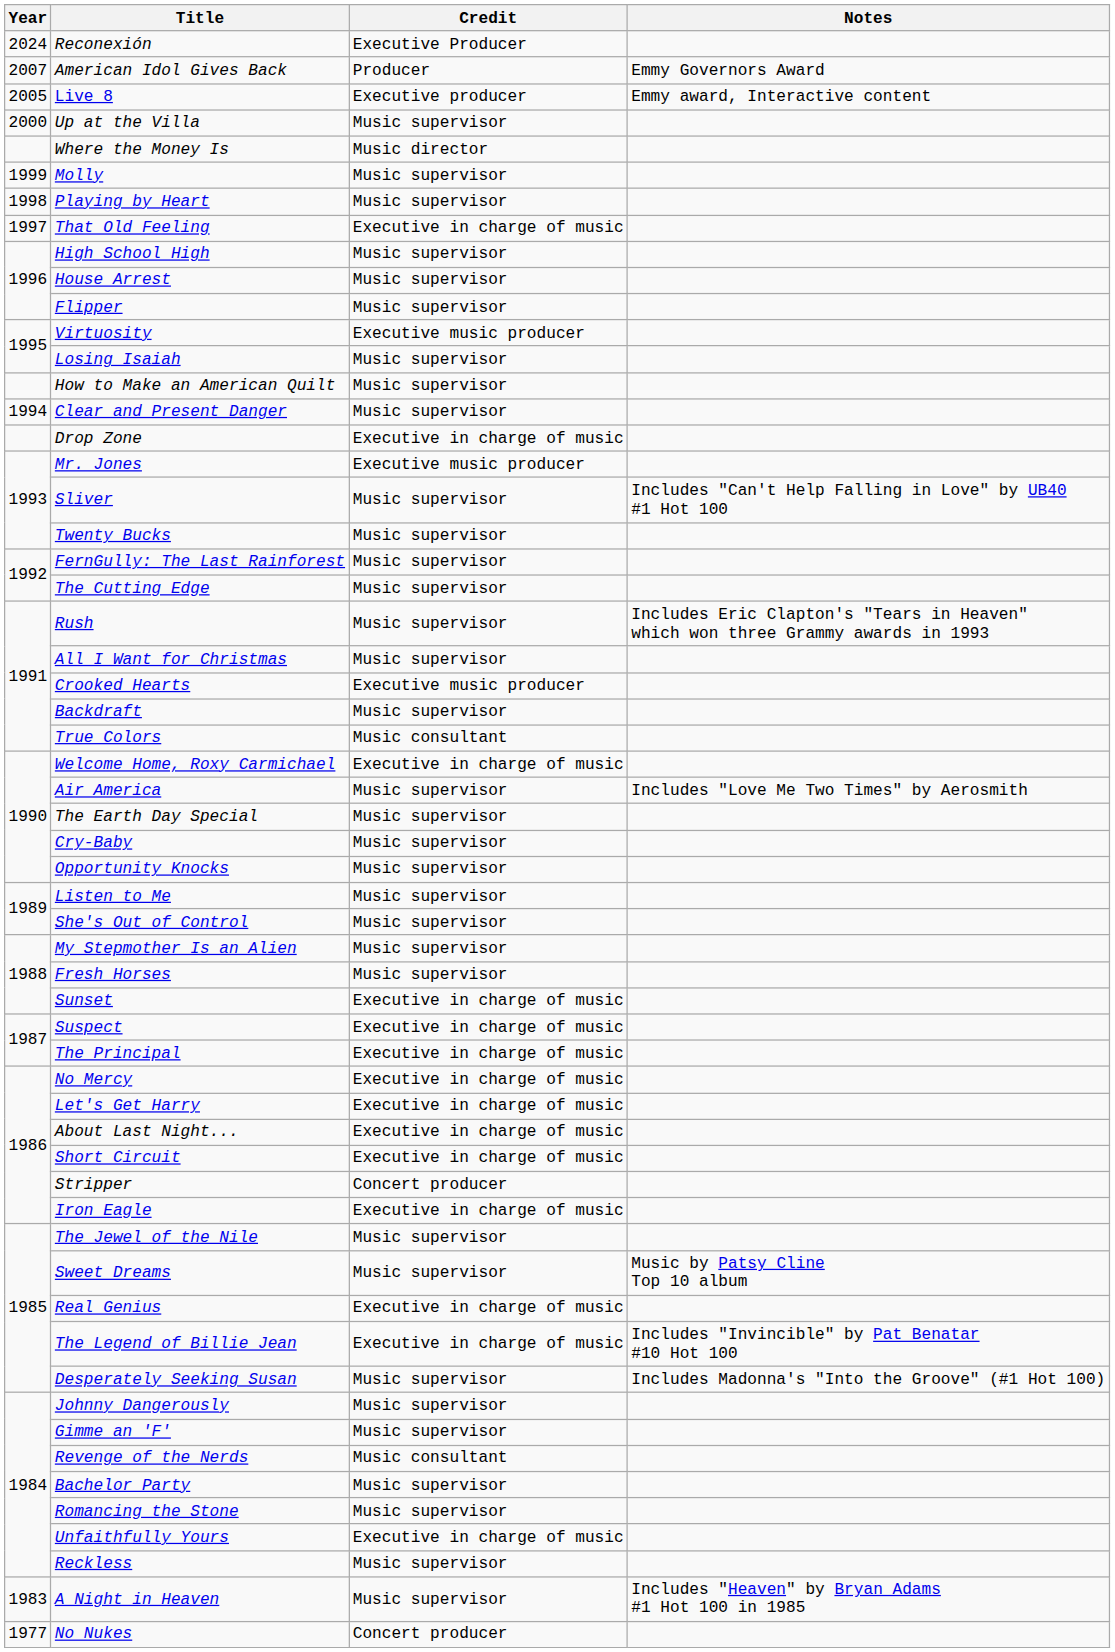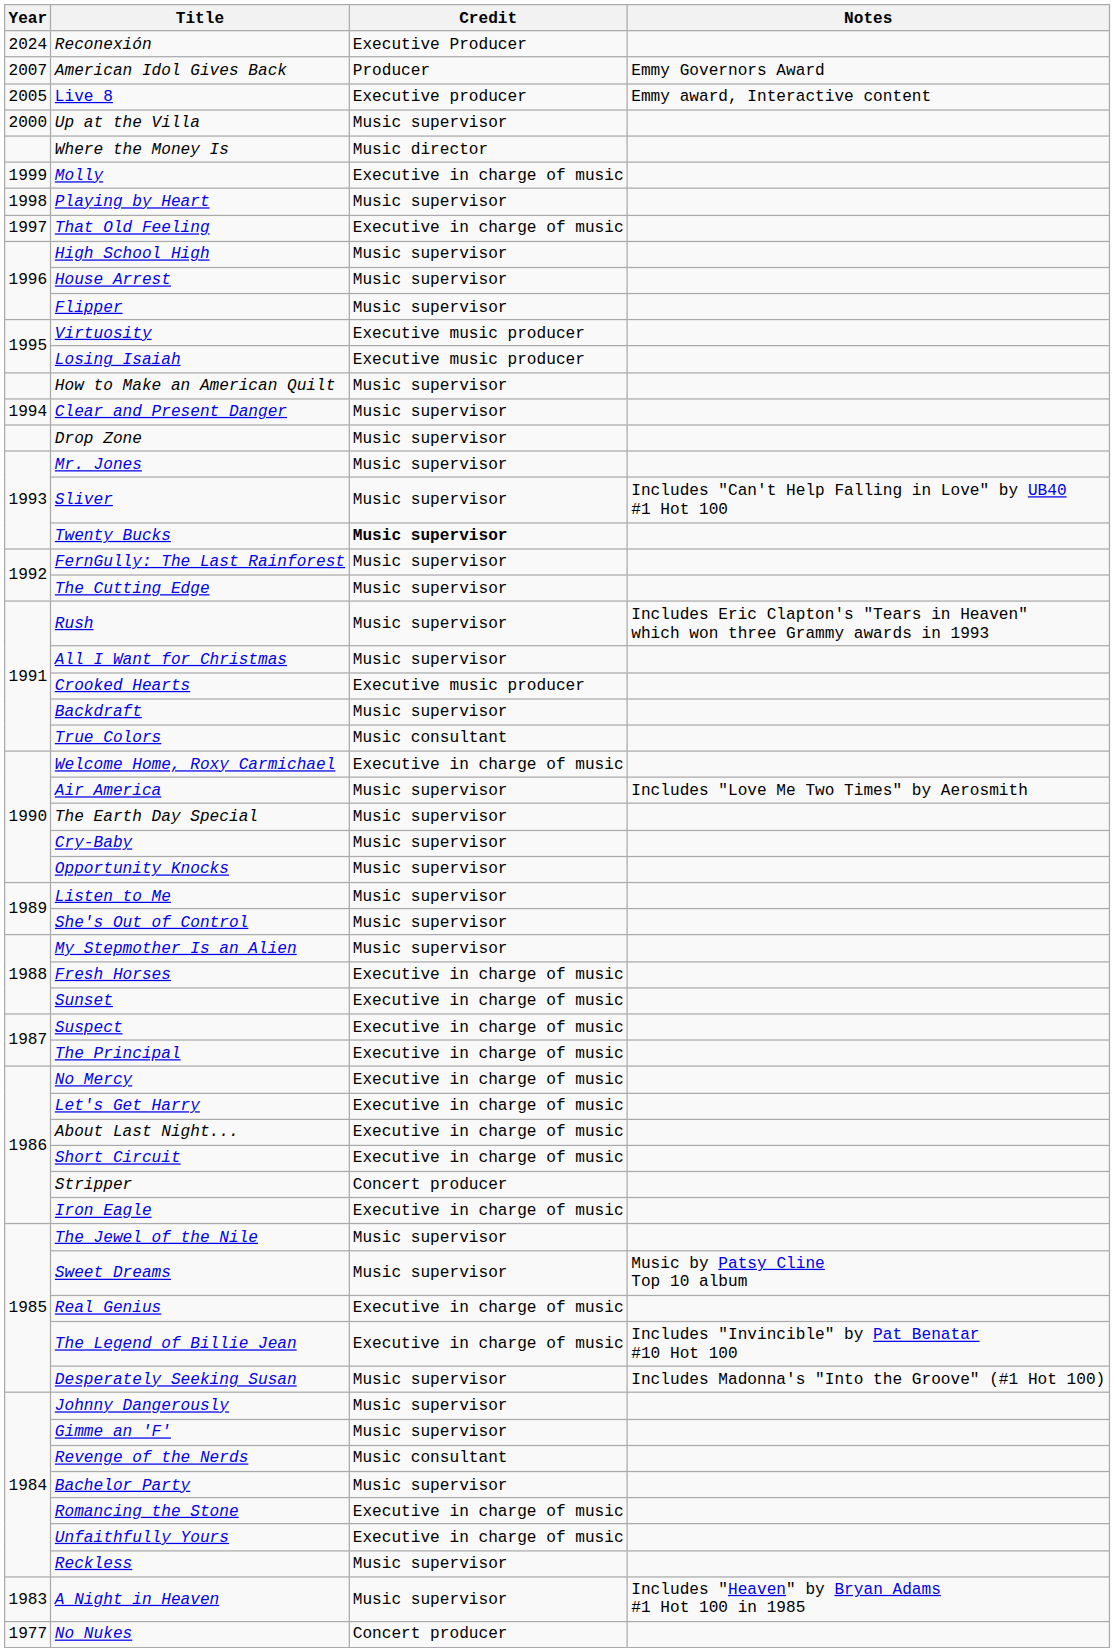(430, 175) Music supervisor -> (488, 175) Executive in charge of music
(430, 359) Music supervisor -> (469, 359) Executive music producer
(488, 438) Executive in charge of music -> (430, 438) Music supervisor
(469, 464) Executive music producer -> (430, 464) Music supervisor
(430, 536) normal -> (430, 536) bold
(430, 974) Music supervisor -> (488, 974) Executive in charge of music
(430, 1511) Music supervisor -> (488, 1511) Executive in charge of music
